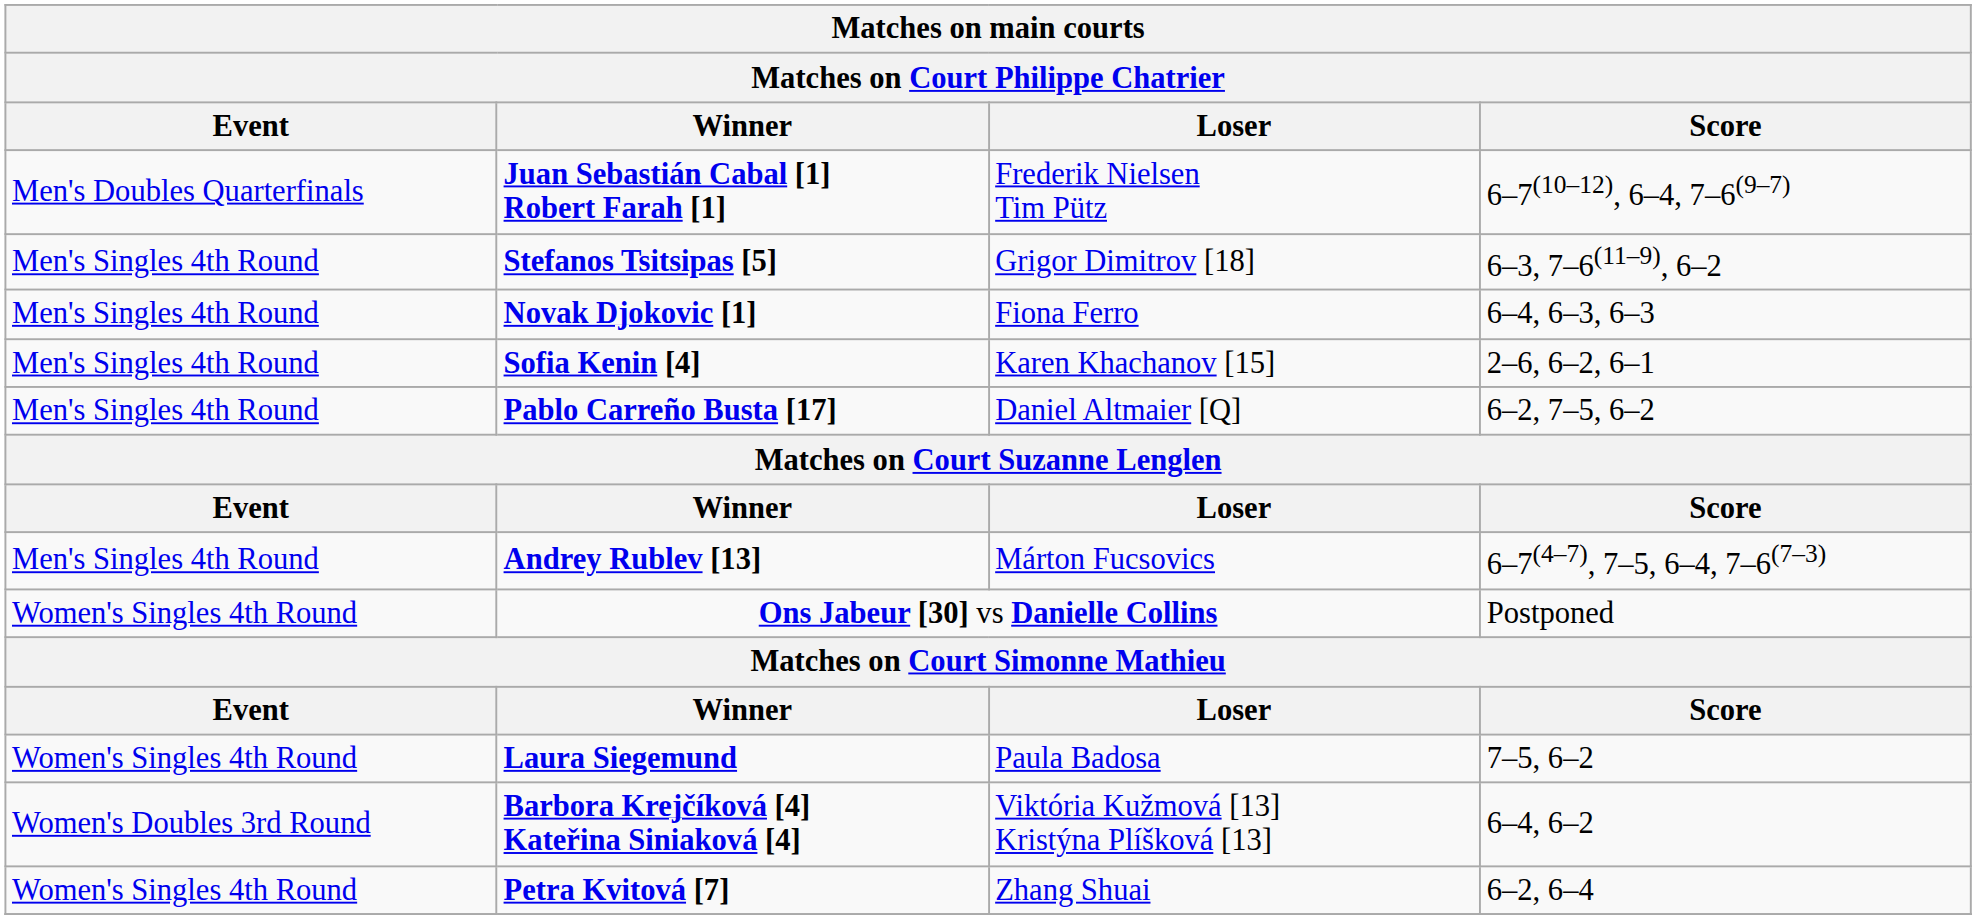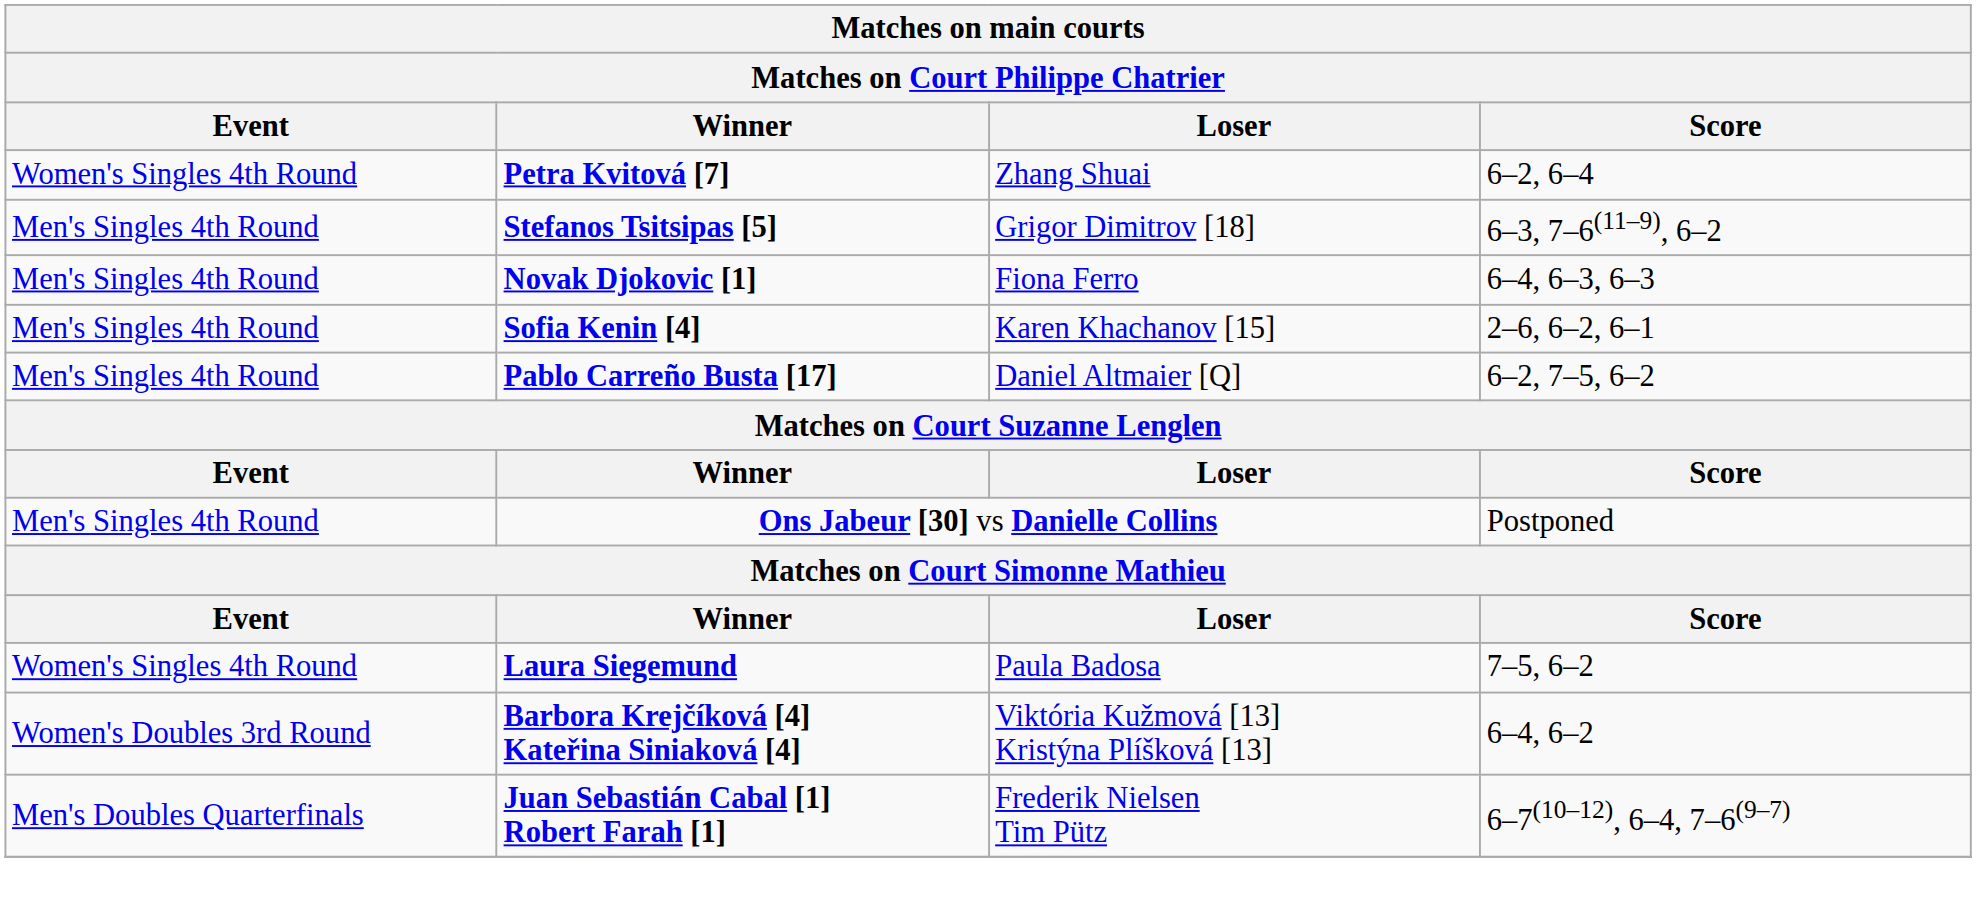rows swapped: (616, 889) <-> (667, 191)
- row: (632, 560)
(185, 612) Women's Singles 4th Round -> (165, 521) Men's Singles 4th Round
